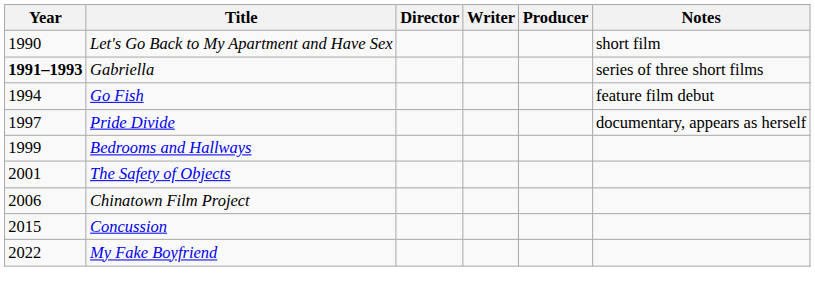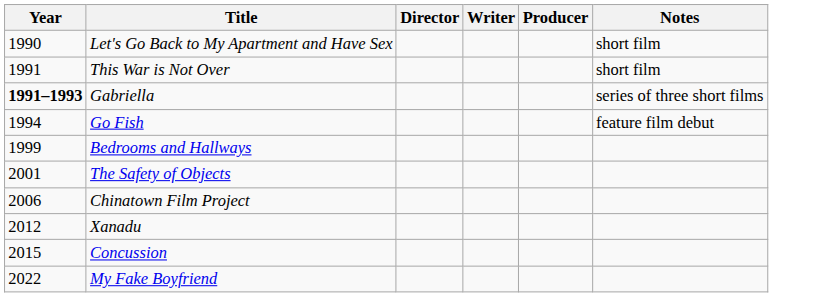+ row: (160, 69)
- row: (132, 122)
+ row: (116, 226)
